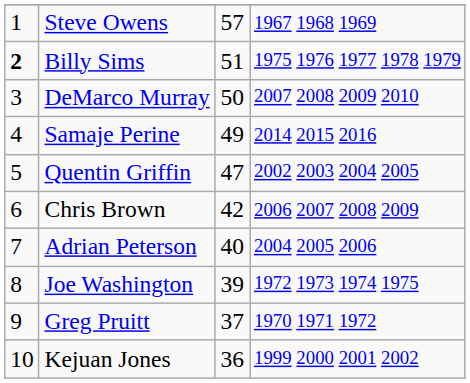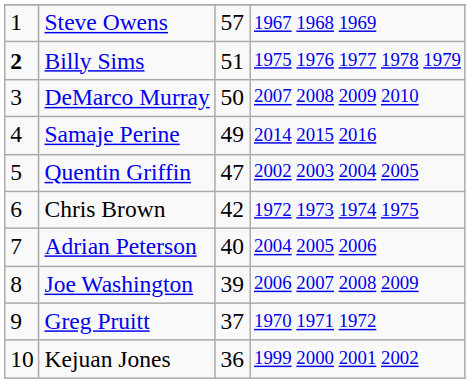(336, 209) 2006 2007 2008 2009 -> (336, 209) 1972 1973 1974 1975
(336, 284) 1972 1973 1974 1975 -> (336, 284) 2006 2007 2008 2009
